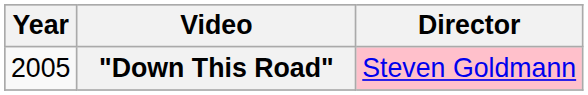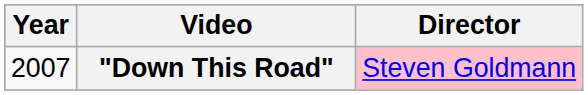(41, 68) 2005 -> (41, 68) 2007
